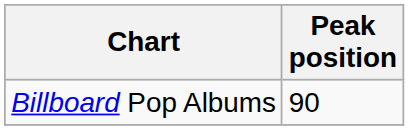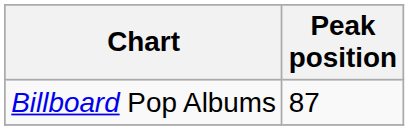(304, 102) 90 -> (304, 102) 87
